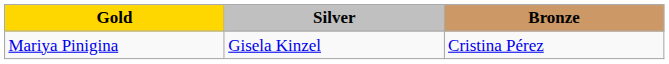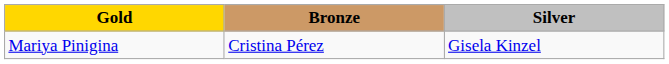columns swapped: (334, 17) <-> (554, 17)
